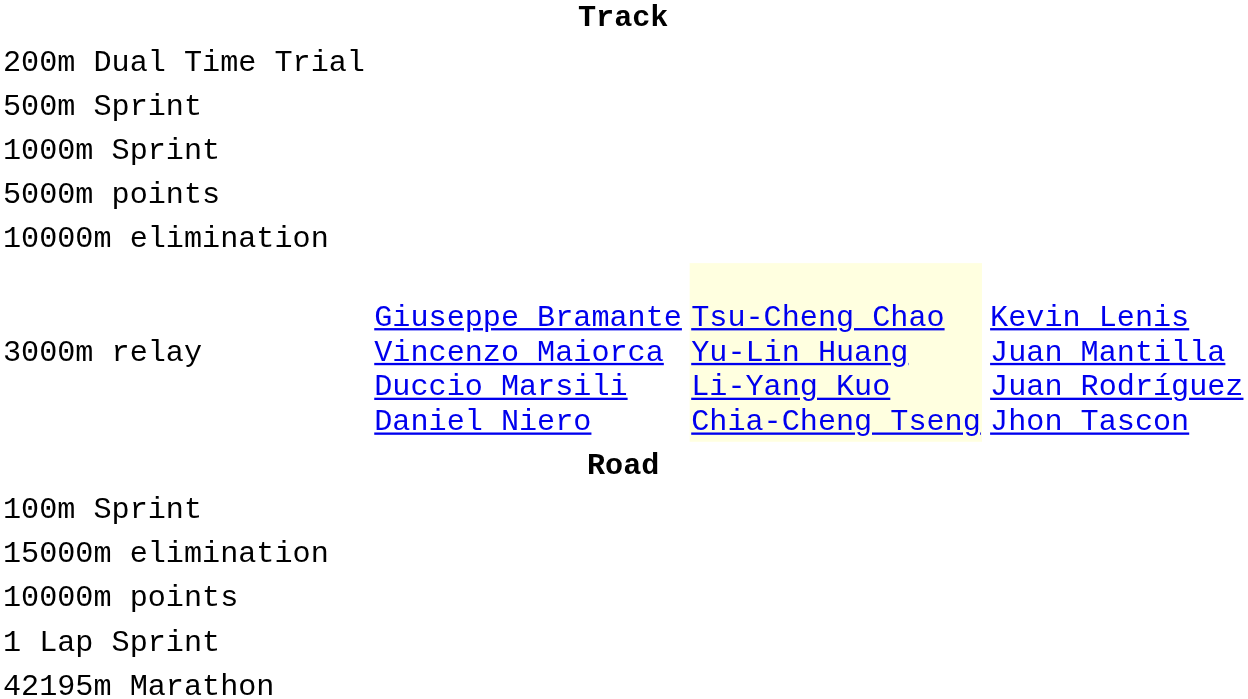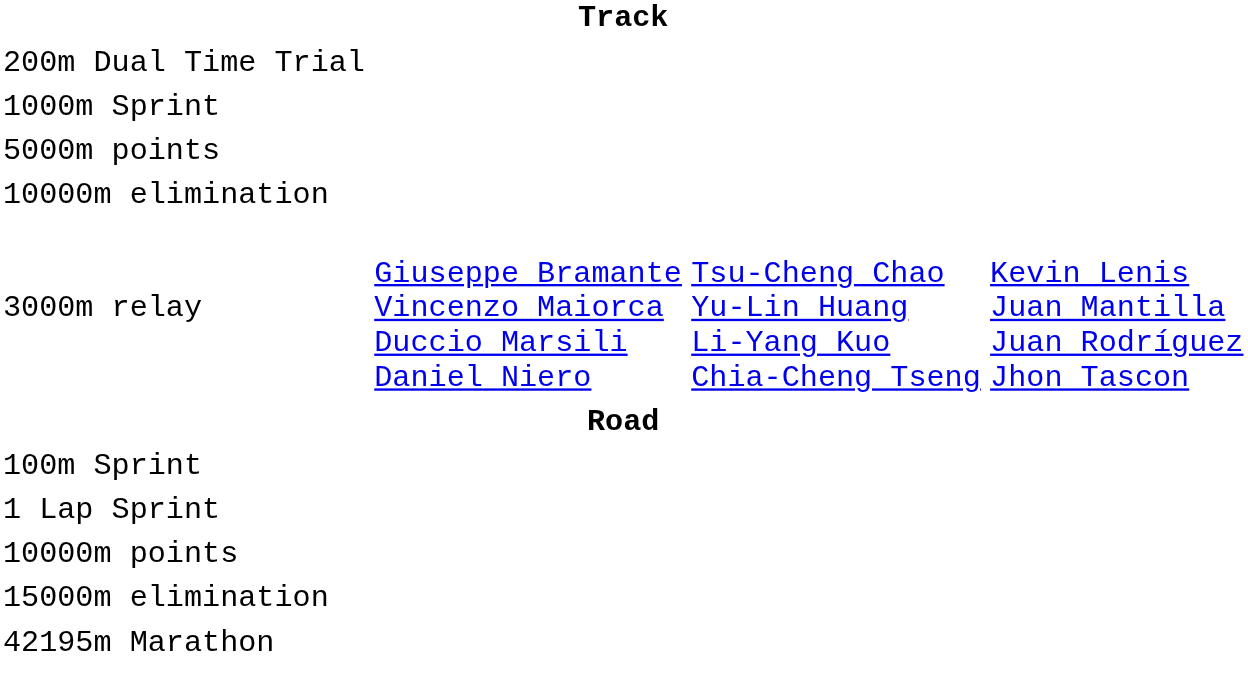- row: (103, 107)
(836, 370) lightyellow background -> (836, 326) no background
rows swapped: (112, 642) <-> (166, 554)
